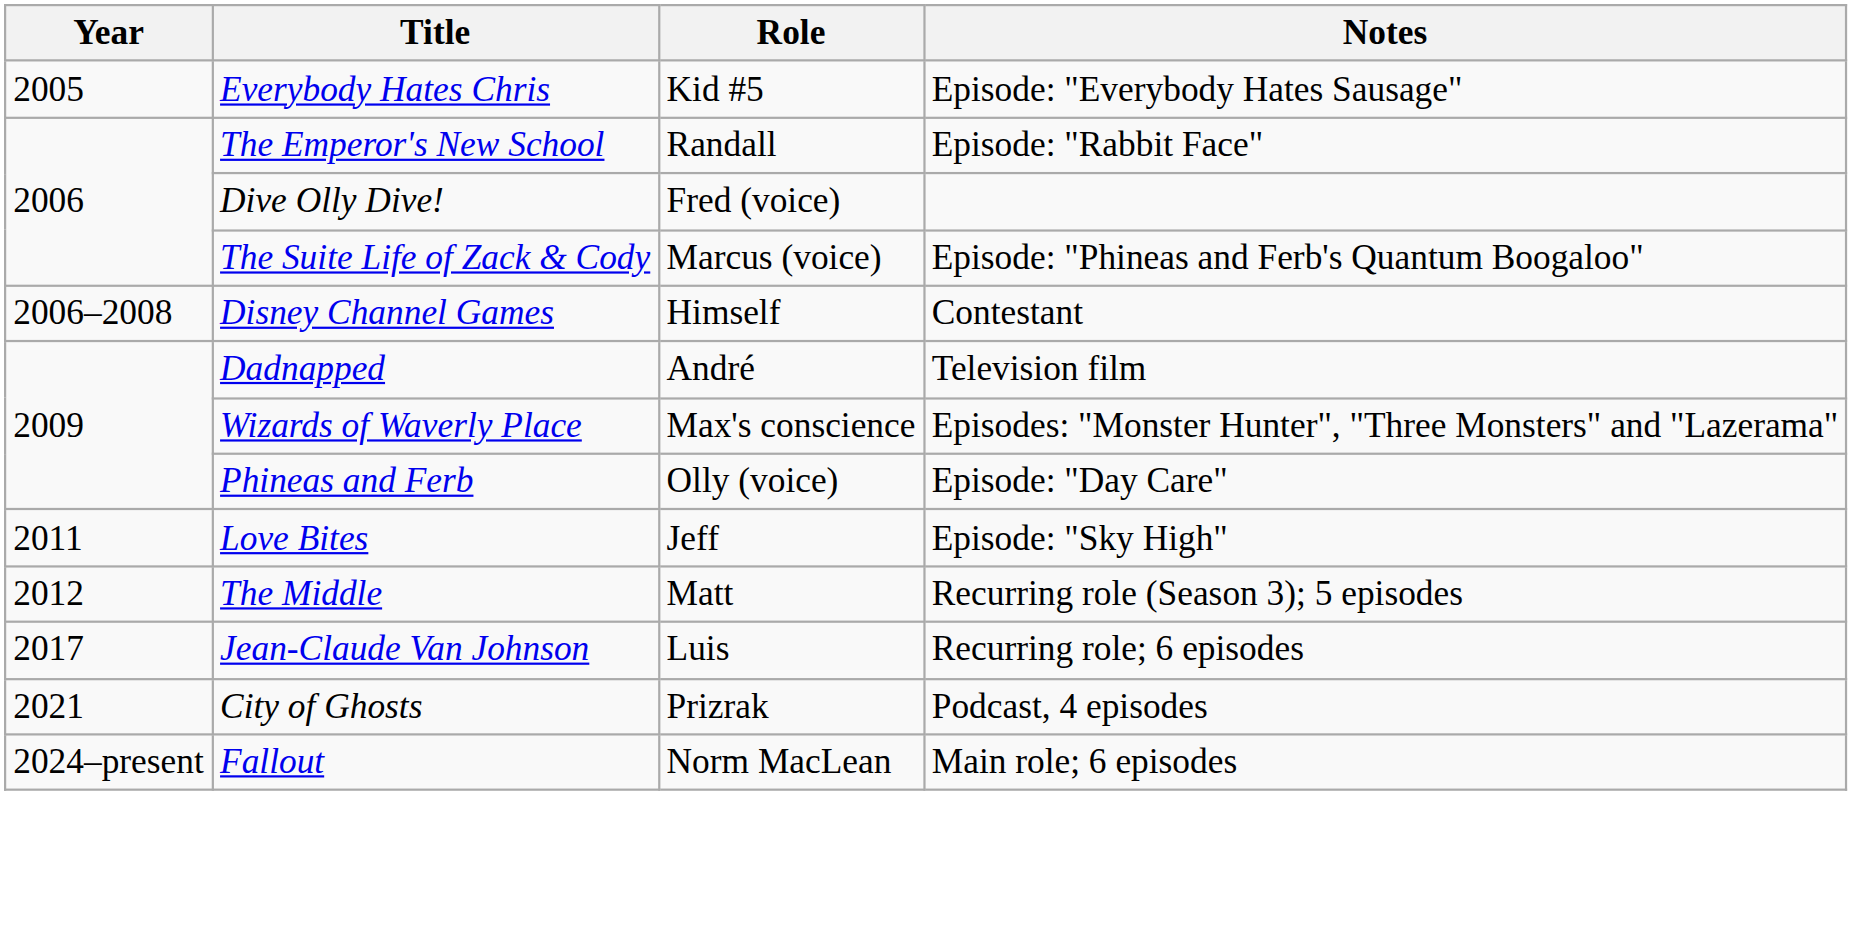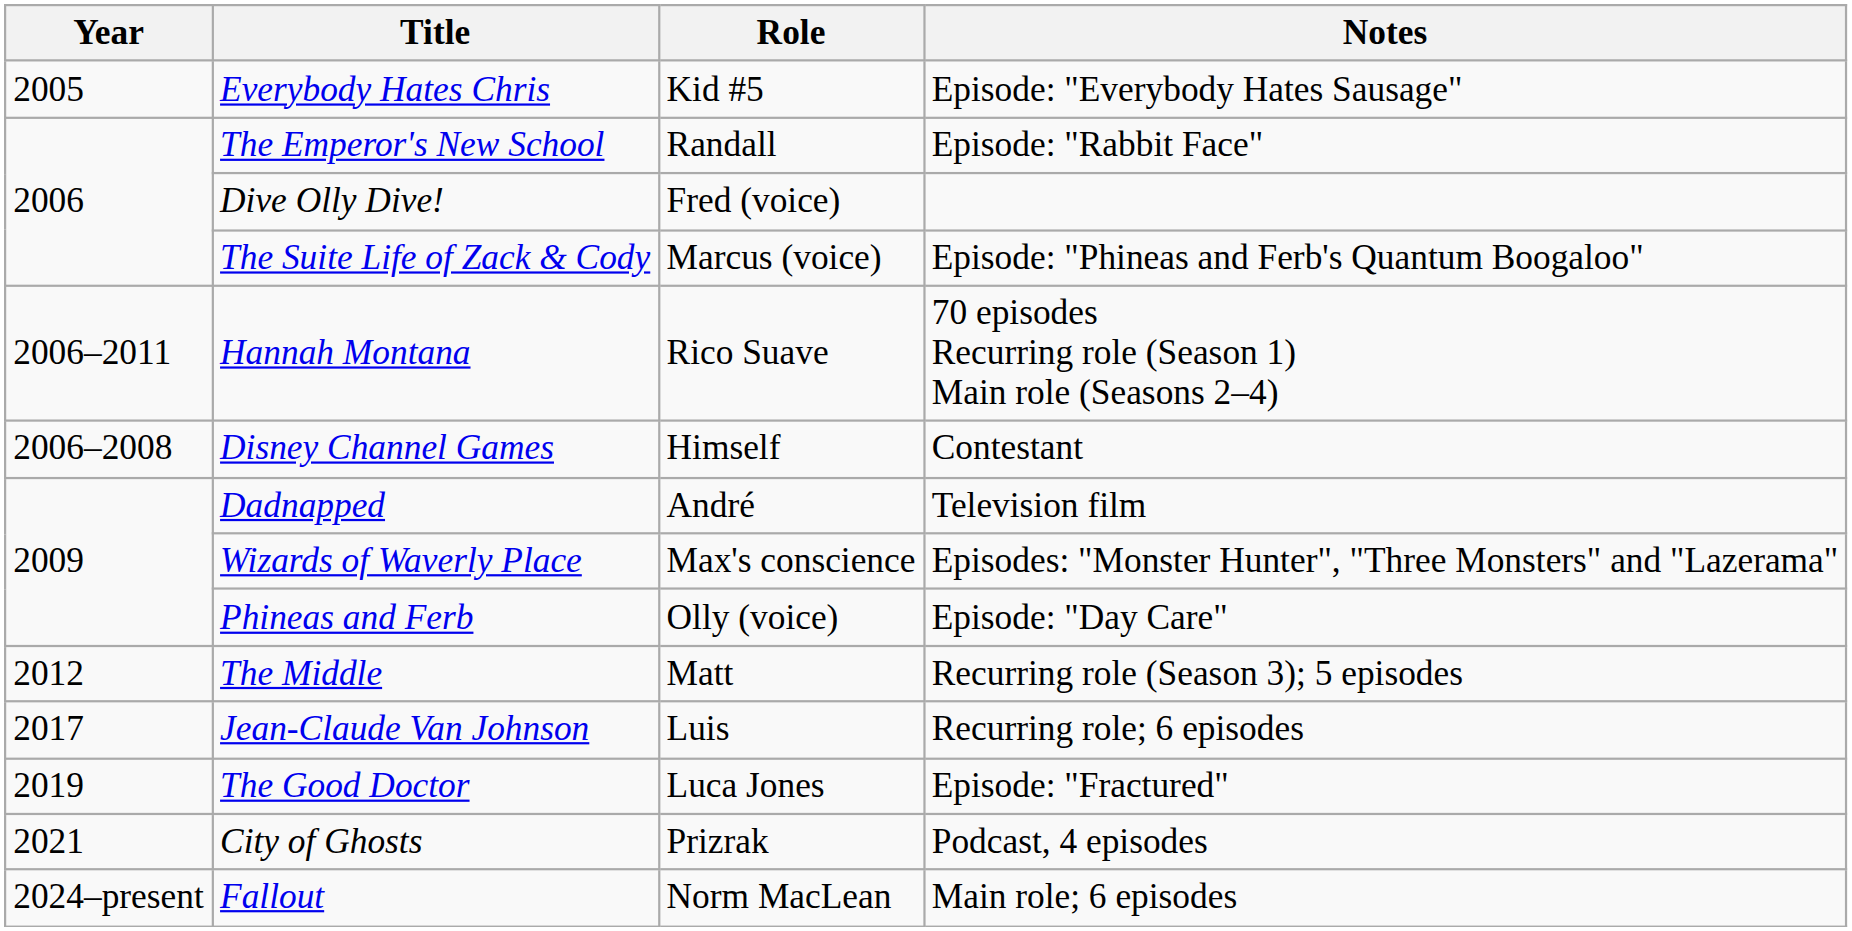+ row: (345, 352)
- row: (294, 537)
+ row: (345, 785)
